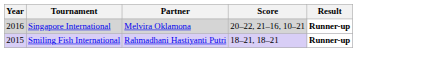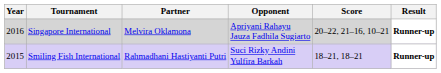+ column: (270, 12)
